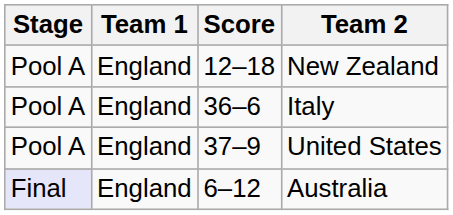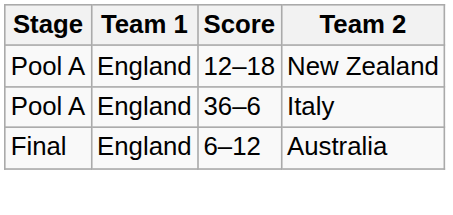- row: (364, 147)
(39, 188) lavender background -> (39, 147) no background
